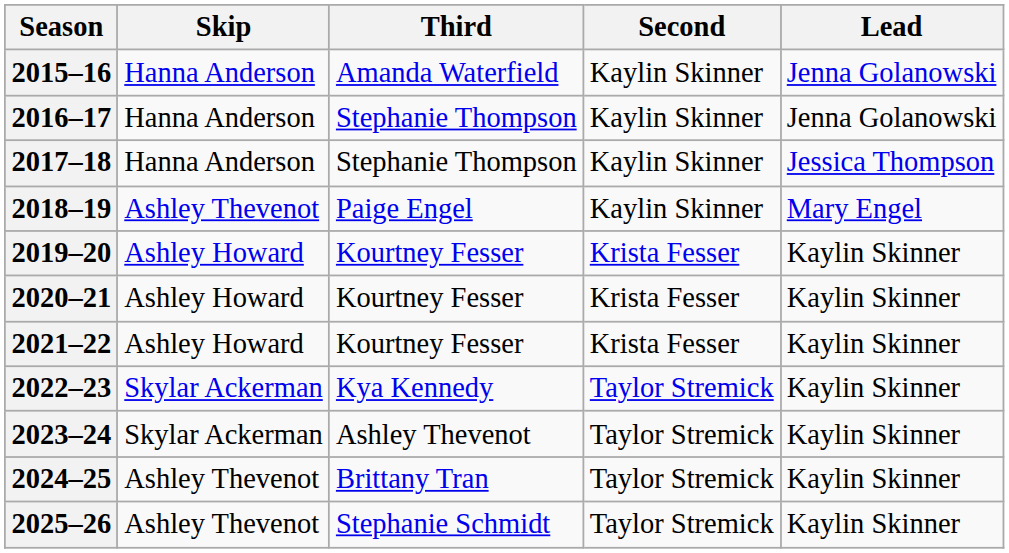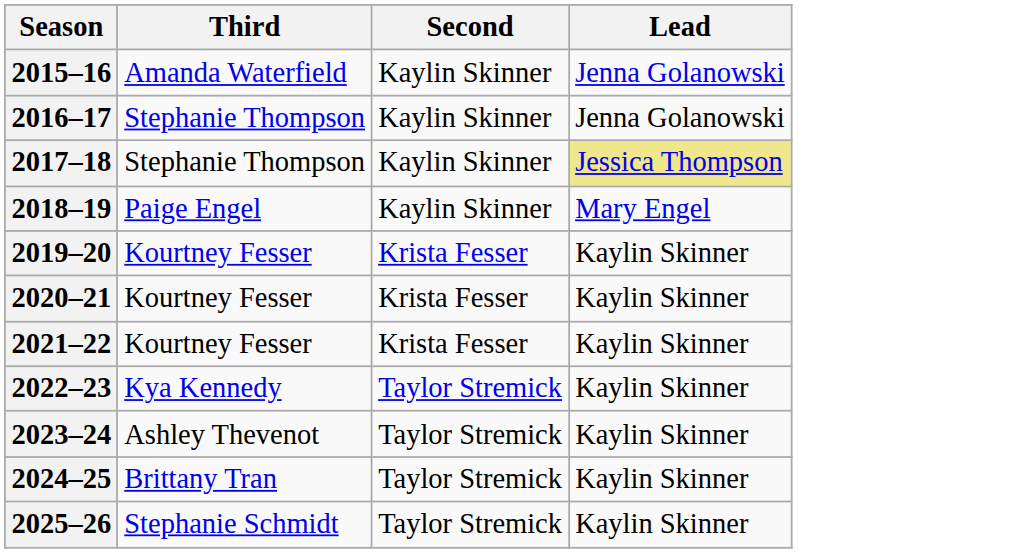- column: (224, 27)
(891, 162) no background -> (679, 162) khaki background
